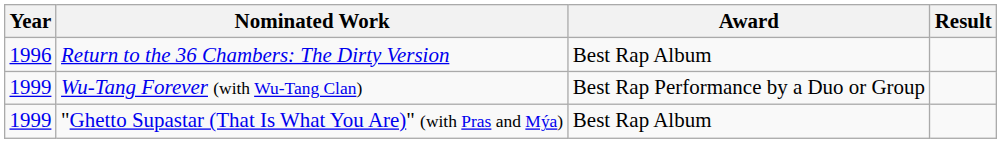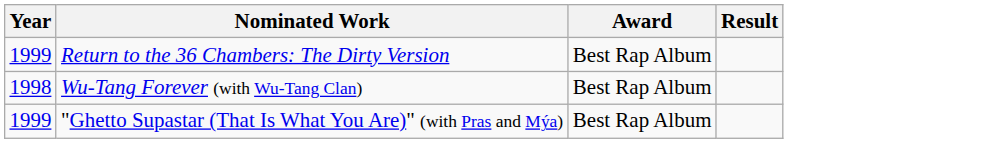(30, 54) 1996 -> (30, 54) 1999
(30, 87) 1999 -> (30, 87) 1998
(749, 87) Best Rap Performance by a Duo or Group -> (642, 87) Best Rap Album
